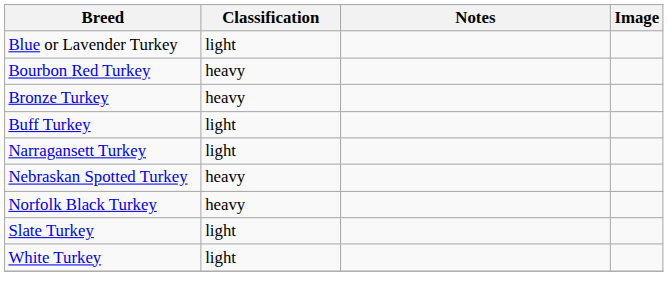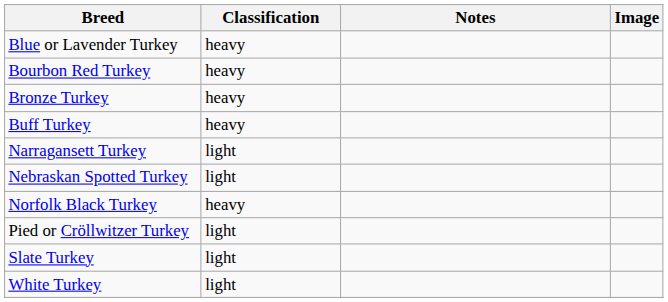(221, 44) light -> (225, 44) heavy
(221, 124) light -> (225, 124) heavy
(225, 177) heavy -> (221, 177) light
+ row: (99, 230)
